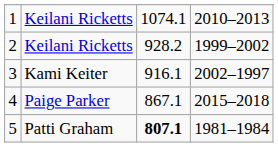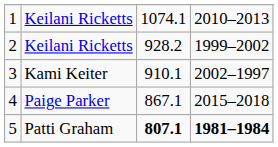(163, 73) 916.1 -> (163, 73) 910.1
(232, 128) normal -> (232, 128) bold
